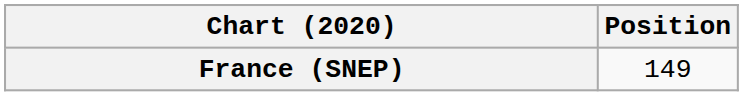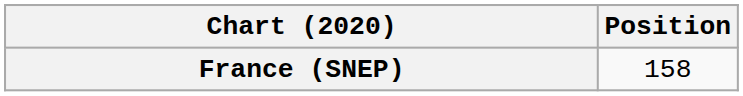(668, 70) 149 -> (668, 70) 158
